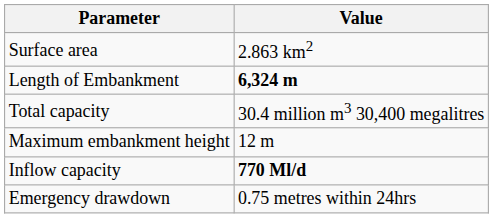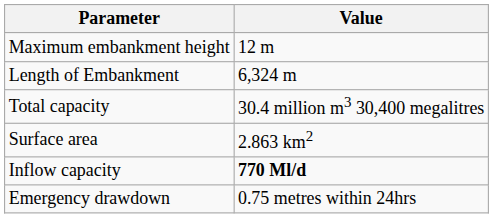rows swapped: (119, 142) <-> (53, 49)
(268, 80) bold -> (267, 75) normal
